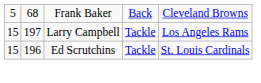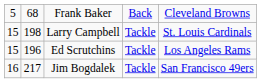(32, 31) 197 -> (32, 31) 198
(205, 31) Los Angeles Rams -> (207, 31) St. Louis Cardinals
(205, 50) St. Louis Cardinals -> (207, 50) Los Angeles Rams
+ row: (83, 68)
